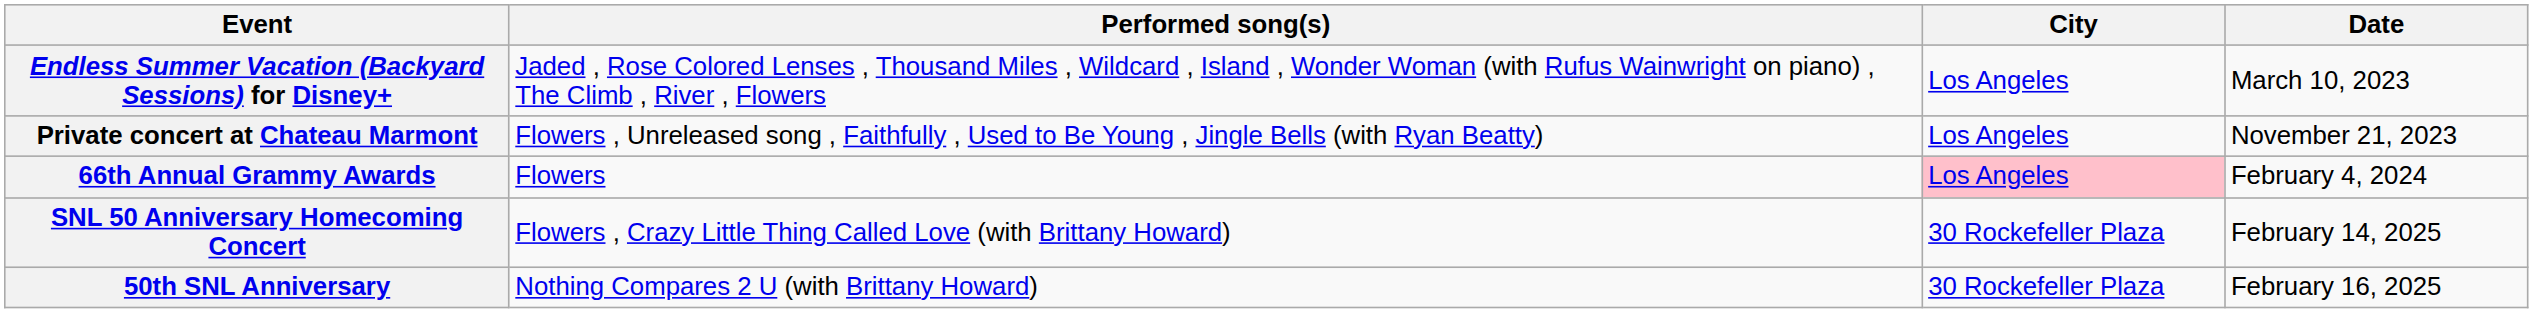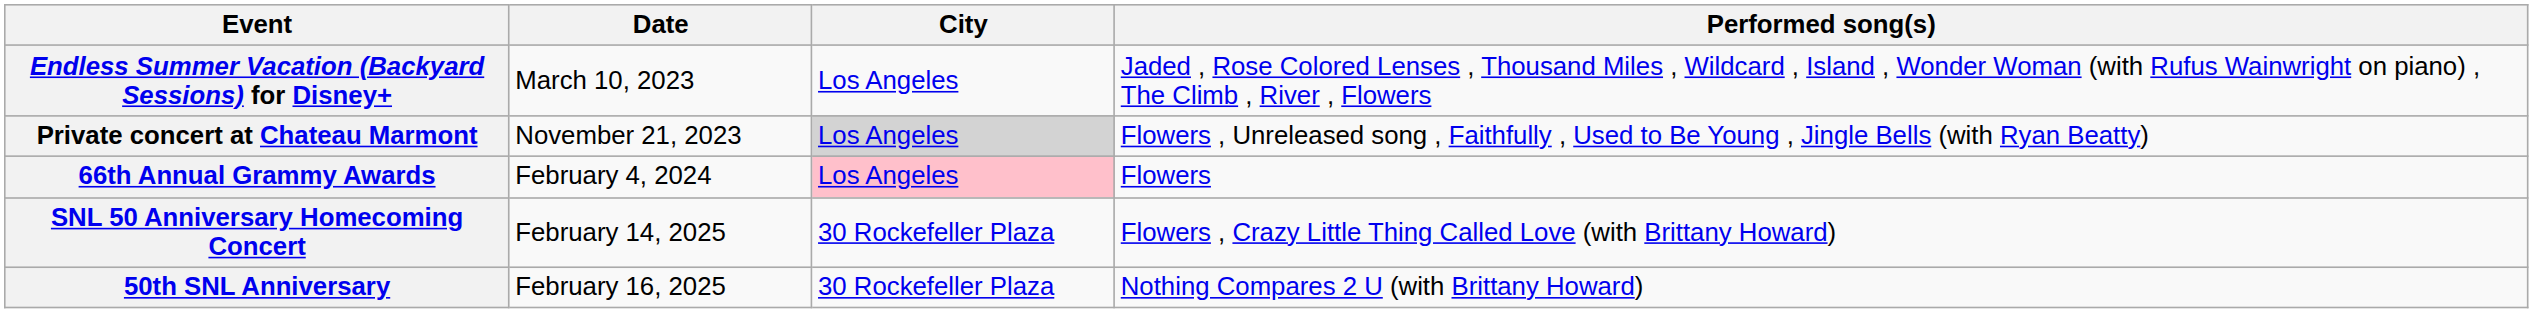columns swapped: (2376, 24) <-> (1216, 24)
(1998, 135) no background -> (888, 135) lightgrey background
